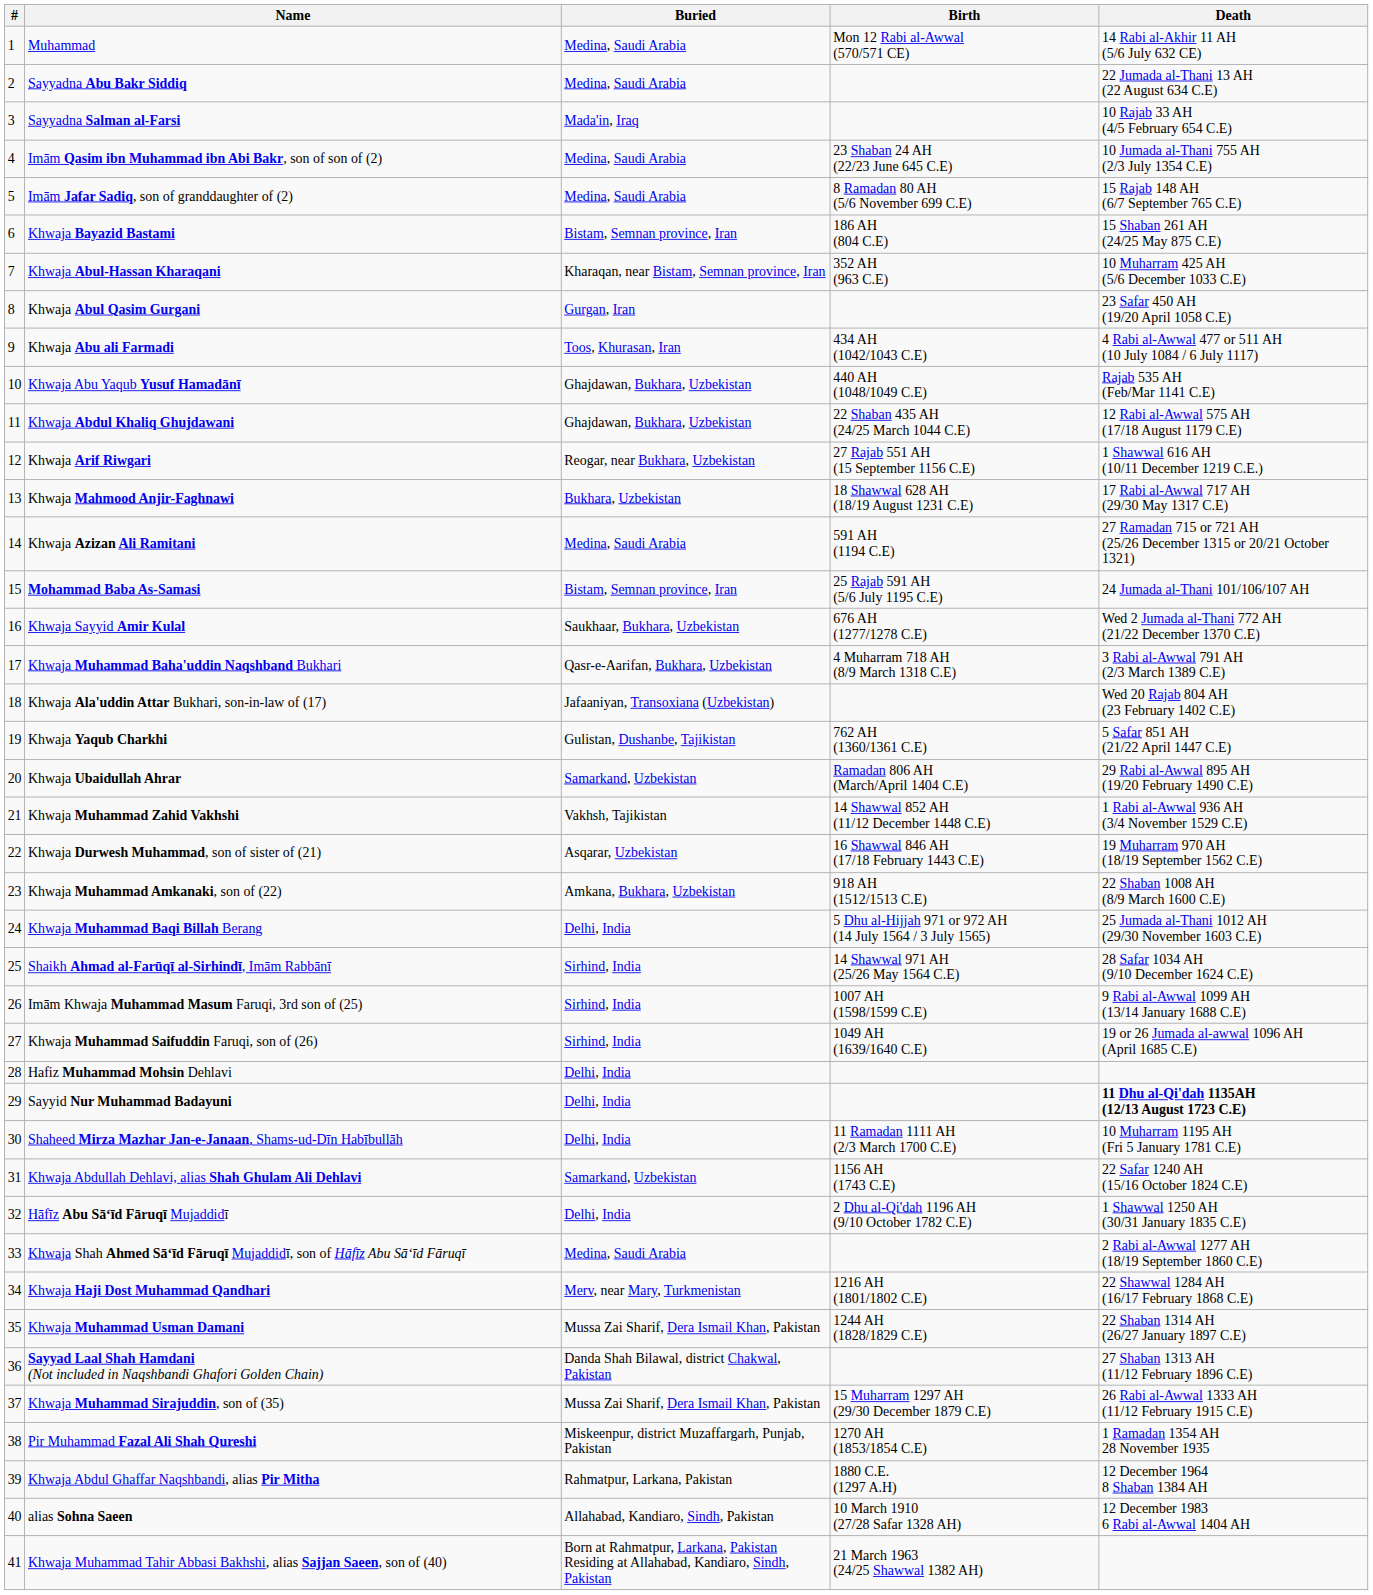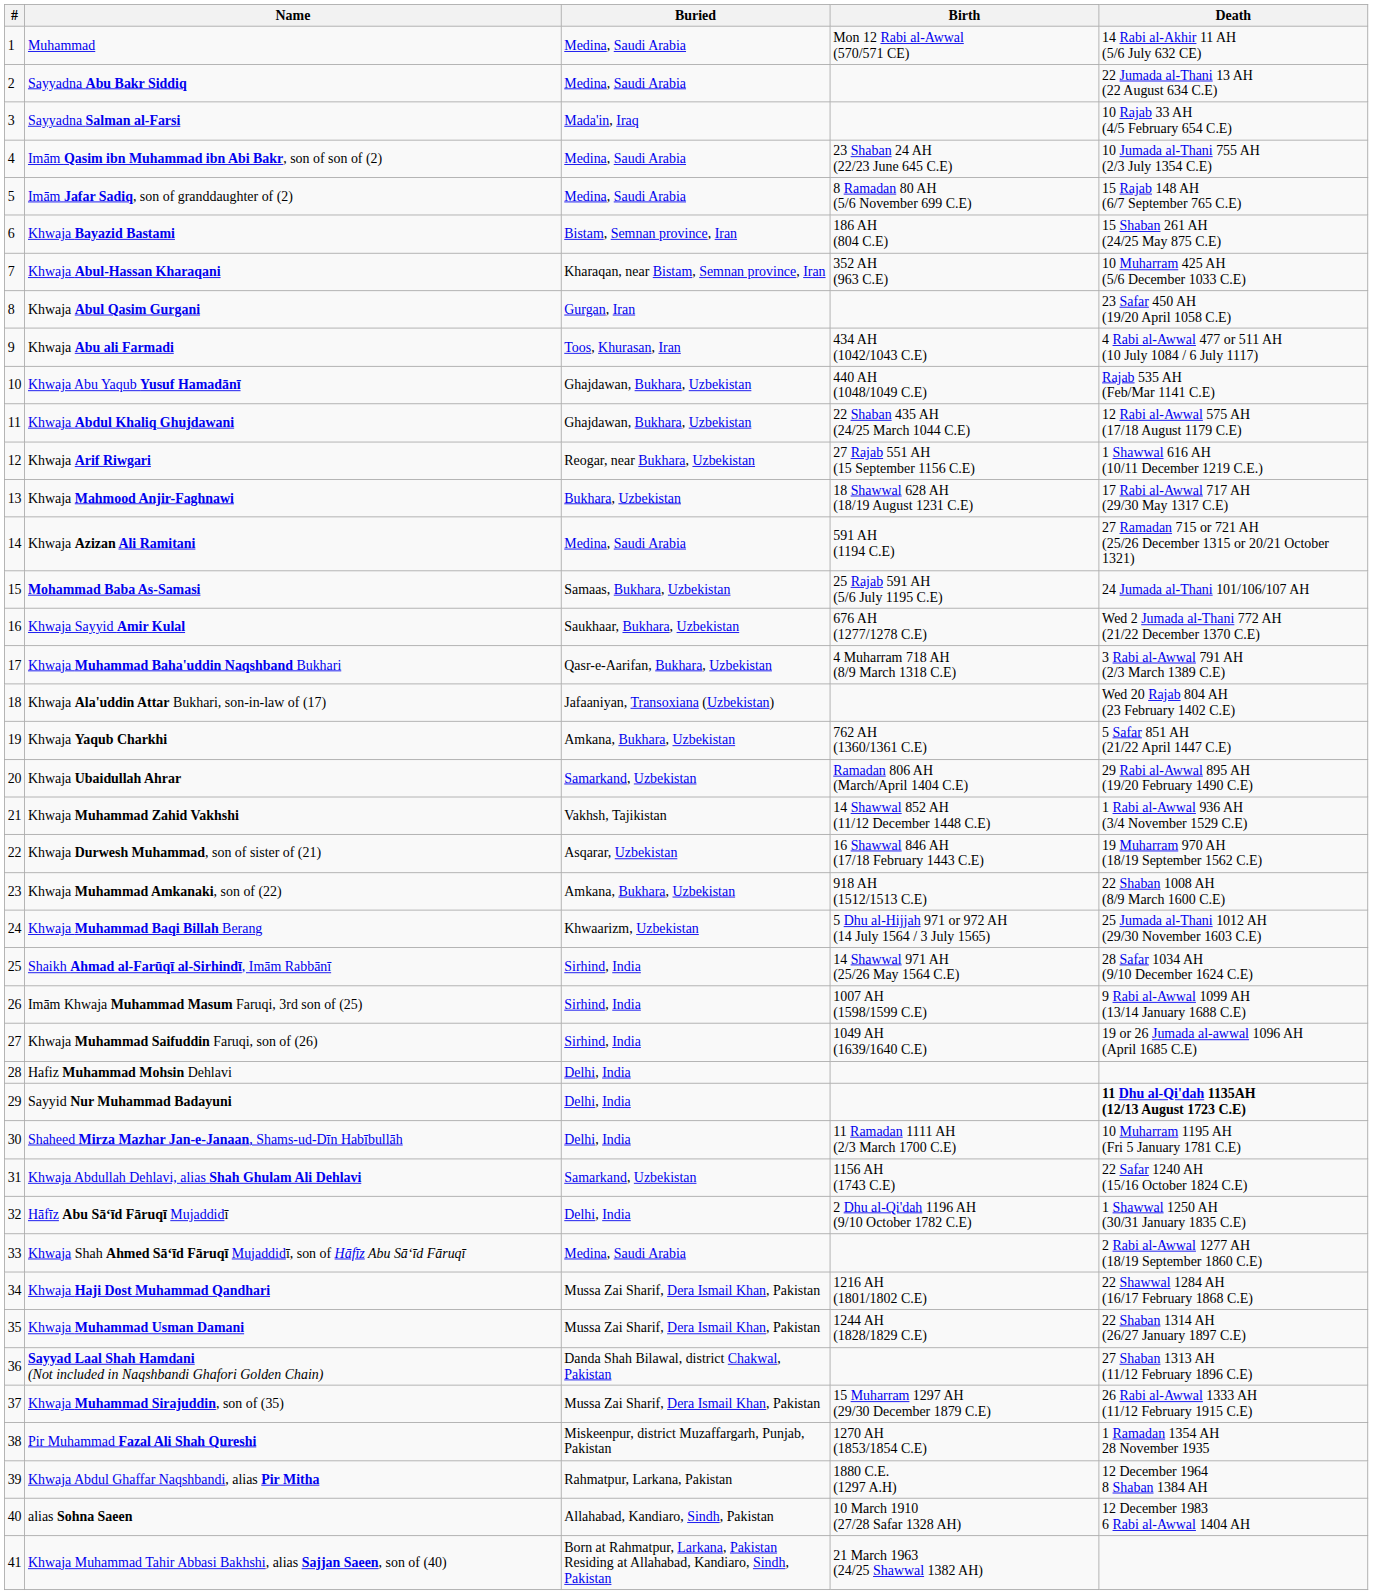(651, 589) Bistam, Semnan province, Iran -> (647, 589) Samaas, Bukhara, Uzbekistan
(650, 740) Gulistan, Dushanbe, Tajikistan -> (650, 740) Amkana, Bukhara, Uzbekistan
(598, 929) Delhi, India -> (632, 929) Khwaarizm, Uzbekistan
(652, 1290) Merv, near Mary, Turkmenistan -> (692, 1290) Mussa Zai Sharif, Dera Ismail Khan, Pakistan
